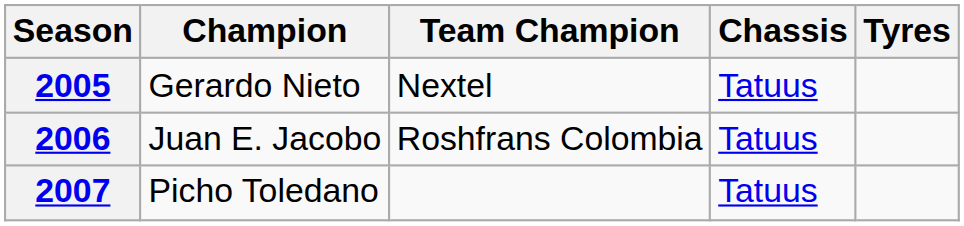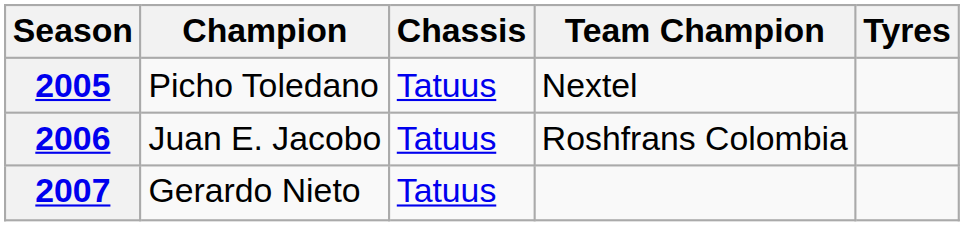columns swapped: (550, 31) <-> (783, 31)
(255, 84) Gerardo Nieto -> (264, 84) Picho Toledano
(264, 191) Picho Toledano -> (255, 191) Gerardo Nieto
